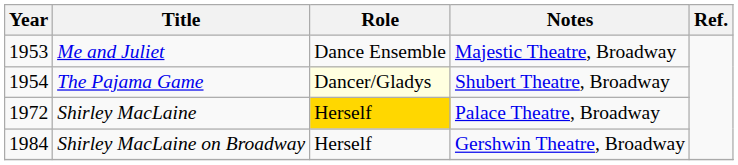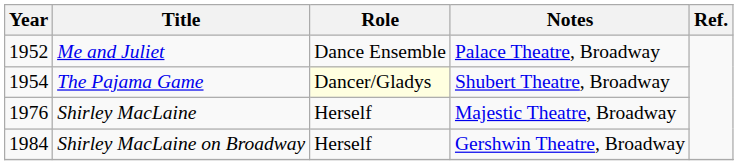(29, 50) 1953 -> (29, 50) 1952
(566, 50) Majestic Theatre, Broadway -> (557, 50) Palace Theatre, Broadway
(29, 112) 1972 -> (29, 112) 1976
(343, 112) gold background -> (343, 112) no background
(557, 112) Palace Theatre, Broadway -> (566, 112) Majestic Theatre, Broadway
